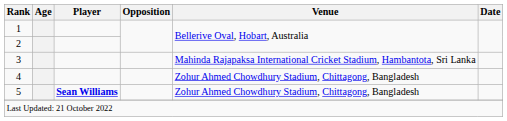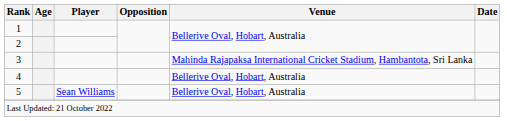(297, 76) Zohur Ahmed Chowdhury Stadium, Chittagong, Bangladesh -> (238, 76) Bellerive Oval, Hobart, Australia
(87, 92) bold -> (86, 92) normal
(297, 92) Zohur Ahmed Chowdhury Stadium, Chittagong, Bangladesh -> (238, 92) Bellerive Oval, Hobart, Australia
